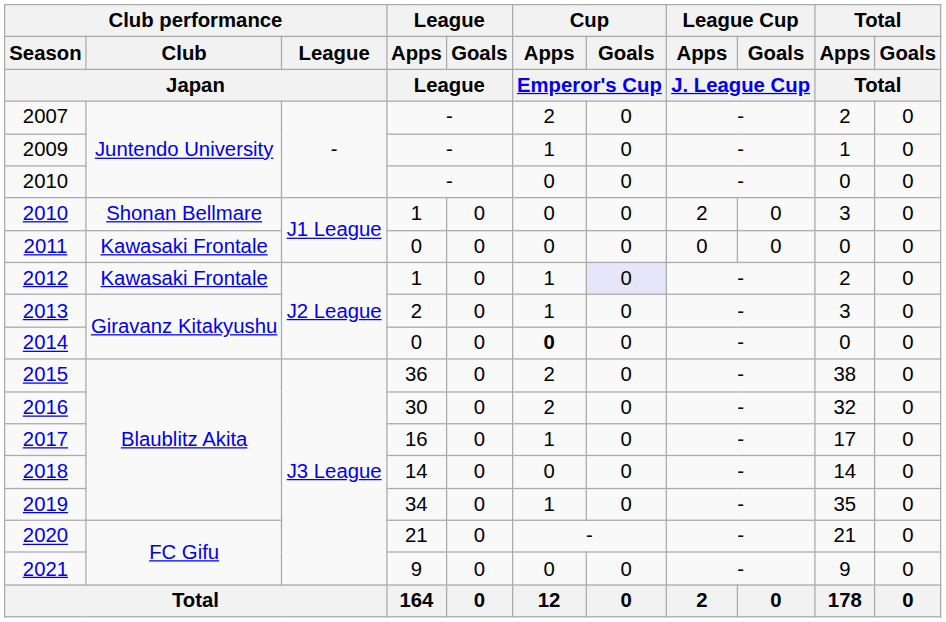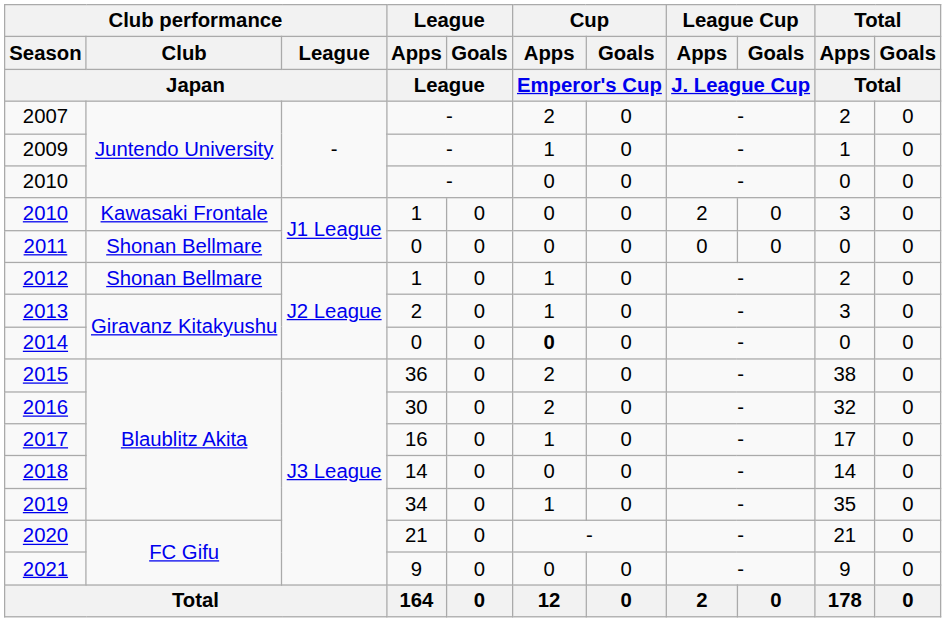(184, 213) Shonan Bellmare -> (184, 213) Kawasaki Frontale
(184, 246) Kawasaki Frontale -> (184, 246) Shonan Bellmare
(184, 278) Kawasaki Frontale -> (184, 278) Shonan Bellmare
(626, 278) lavender background -> (626, 278) no background
